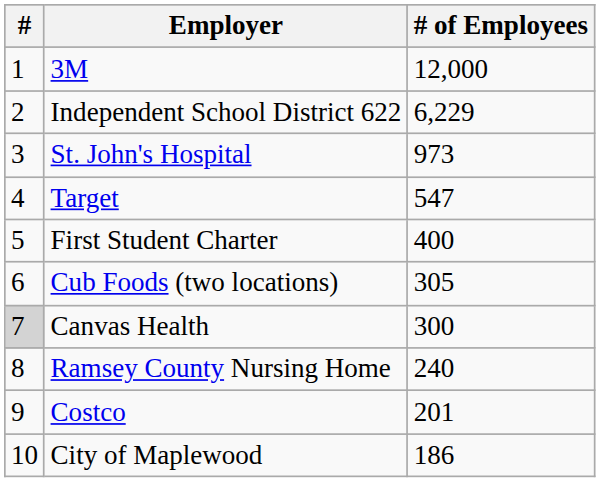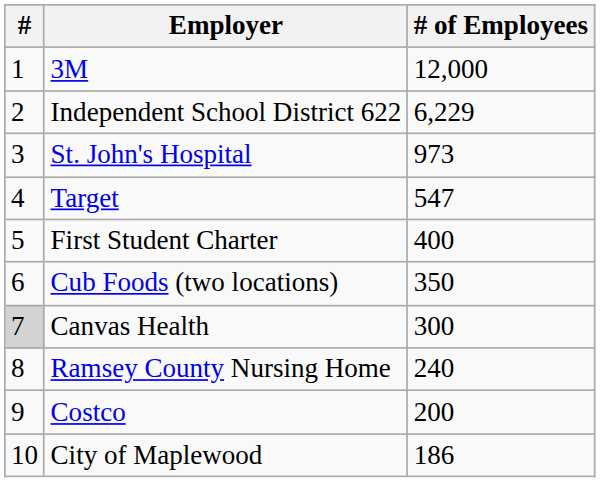(434, 283) 305 -> (434, 283) 350
(434, 411) 201 -> (434, 411) 200
